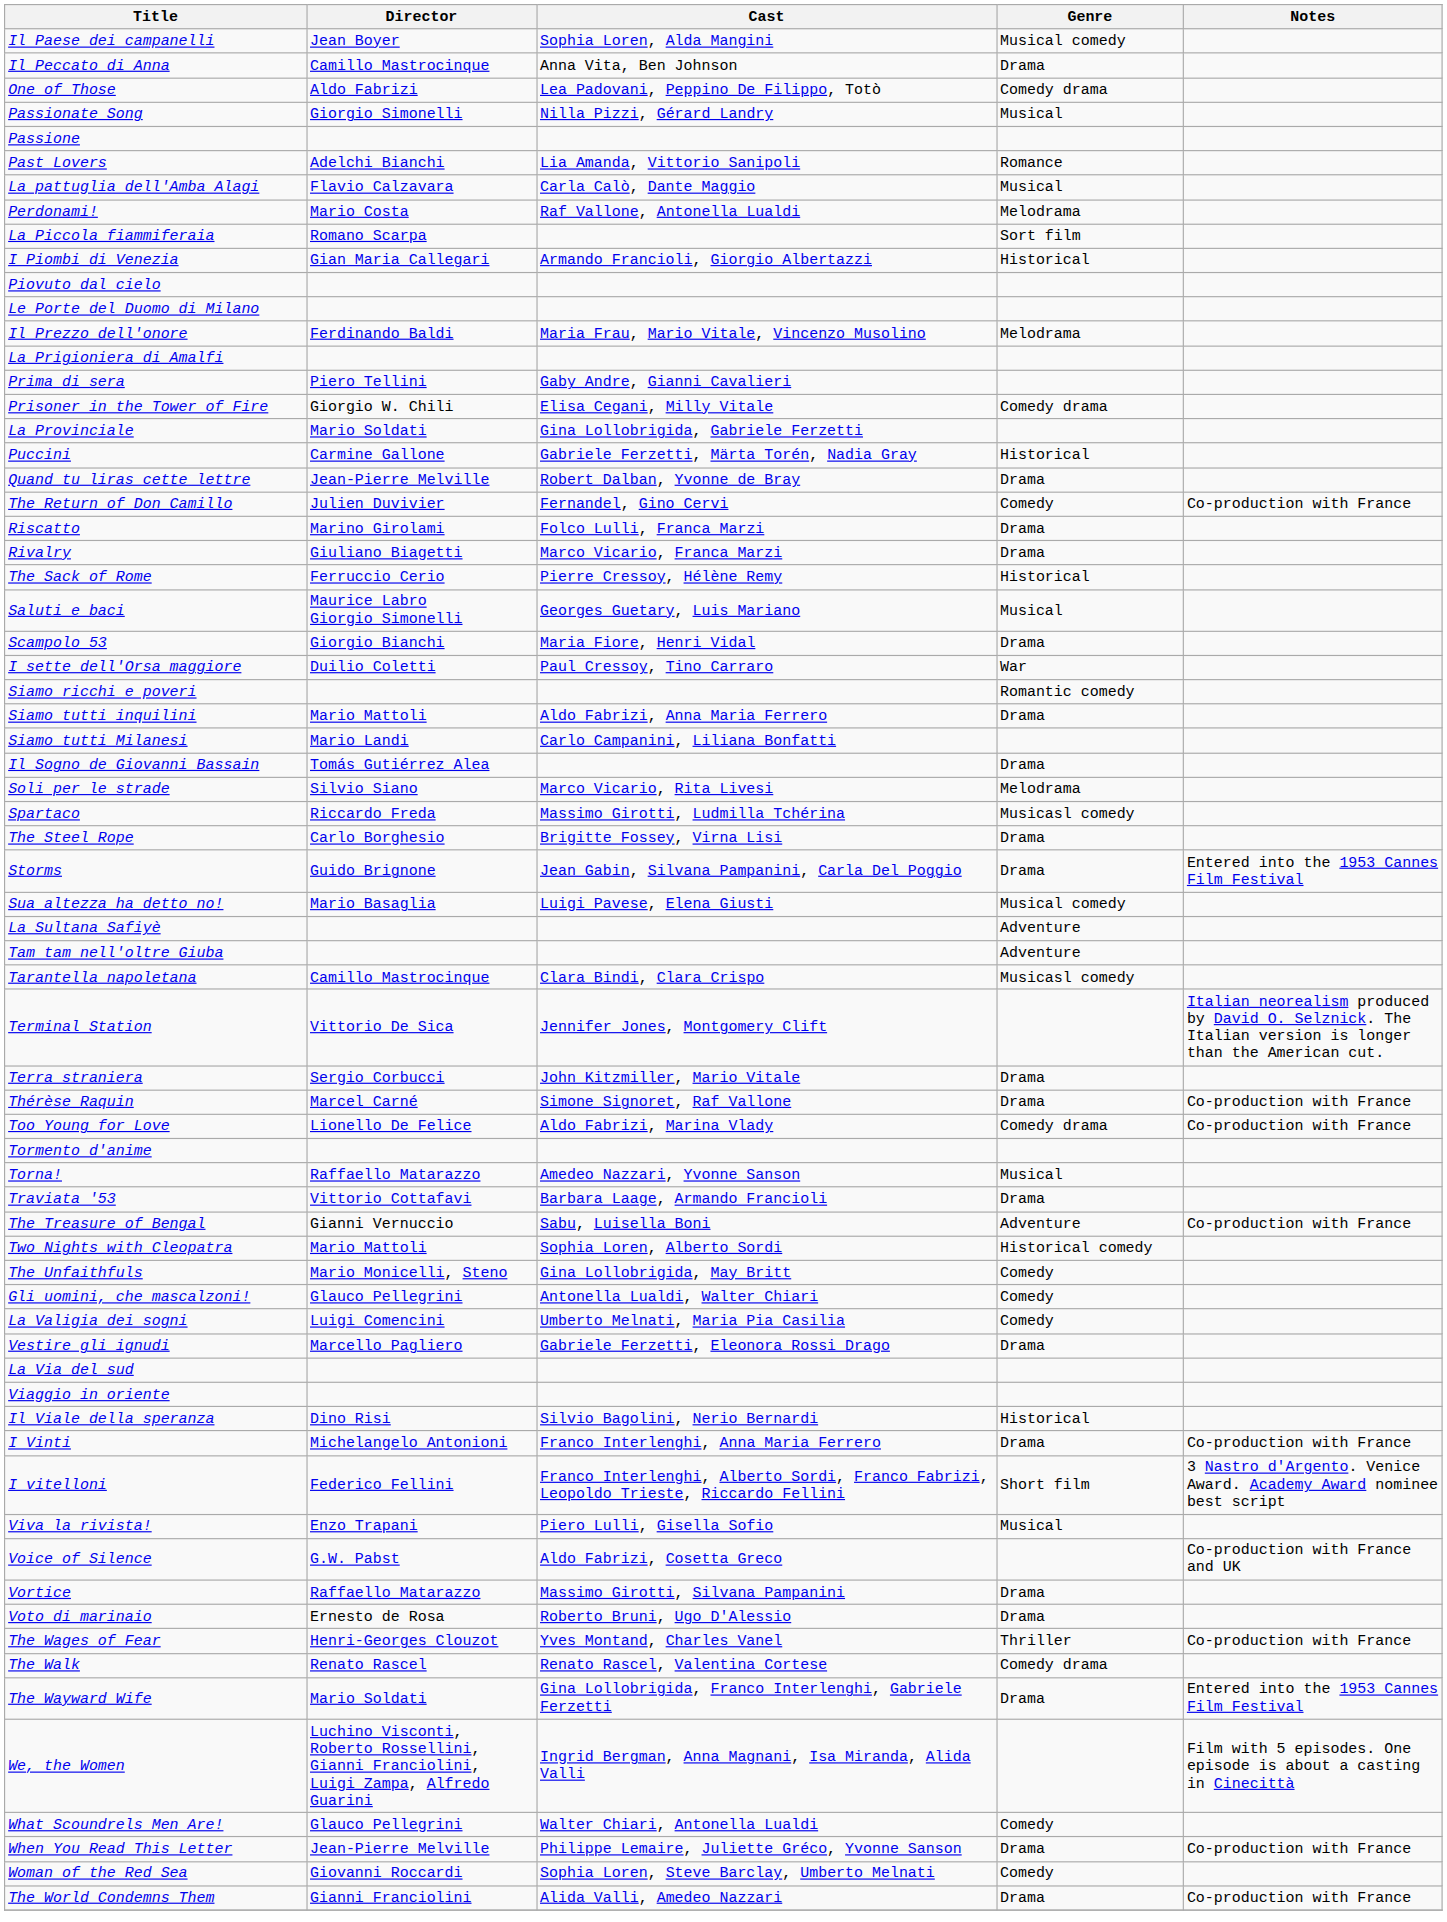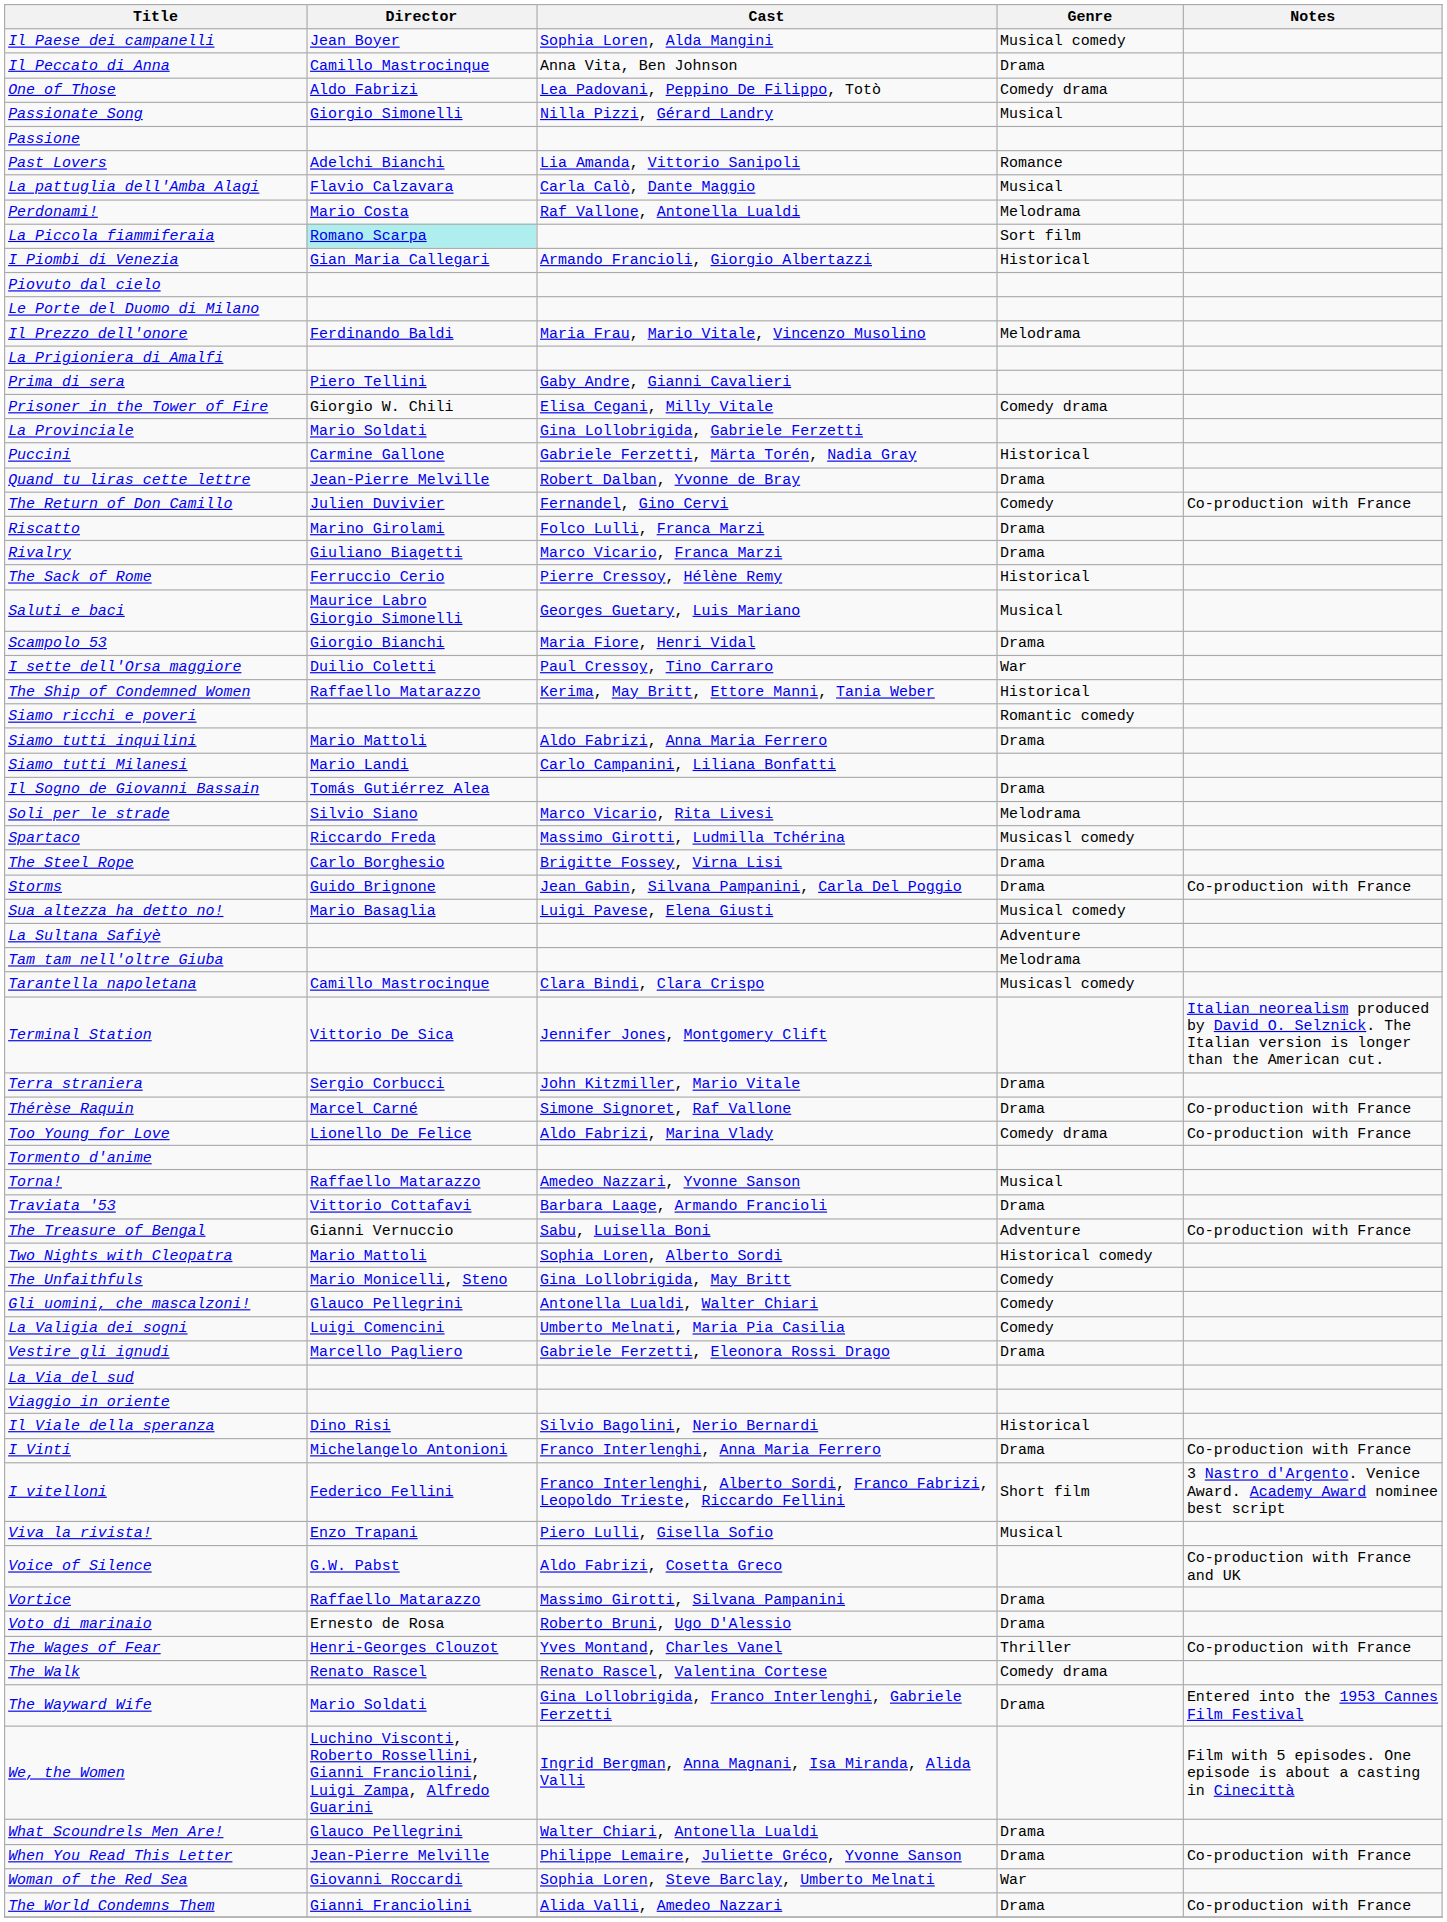(368, 236) no background -> (368, 236) paleturquoise background
+ row: (129, 692)
(1312, 871) Entered into the 1953 Cannes Film Festival -> (1299, 887) Co-production with France
(1040, 953) Adventure -> (1040, 960) Melodrama
(1027, 1825) Comedy -> (1022, 1832) Drama
(1027, 1874) Comedy -> (1013, 1881) War
